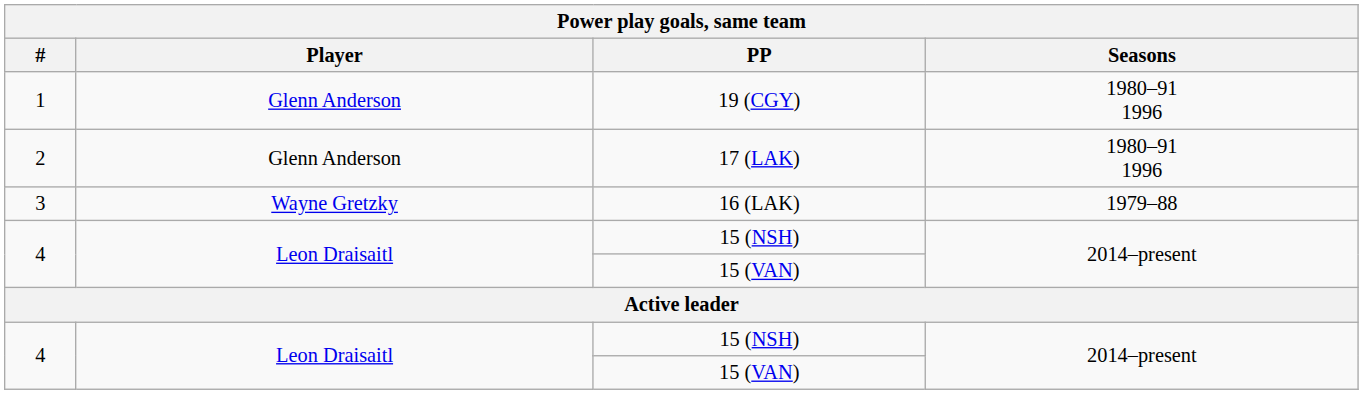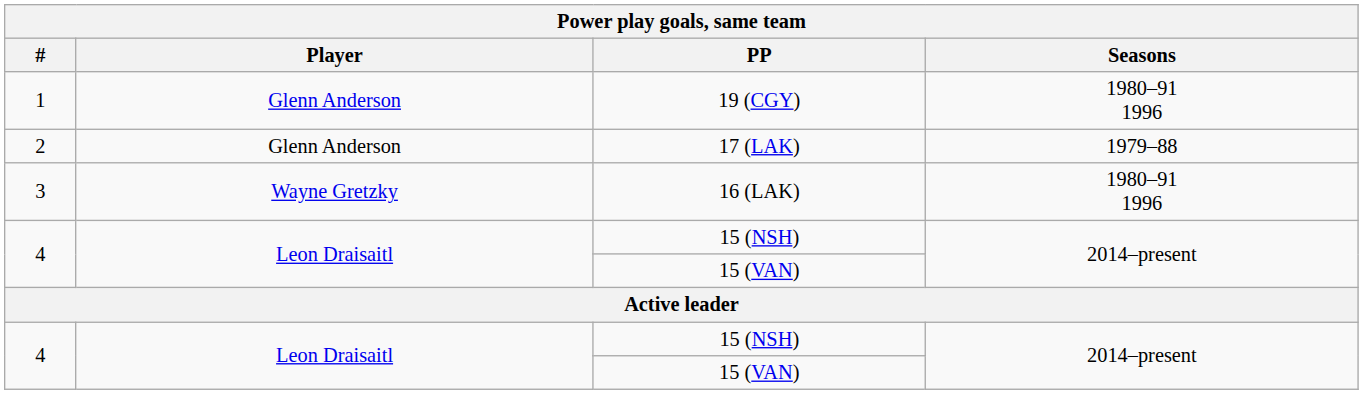(1142, 158) 1980–91 1996 -> (1142, 146) 1979–88
(1142, 204) 1979–88 -> (1142, 191) 1980–91 1996
